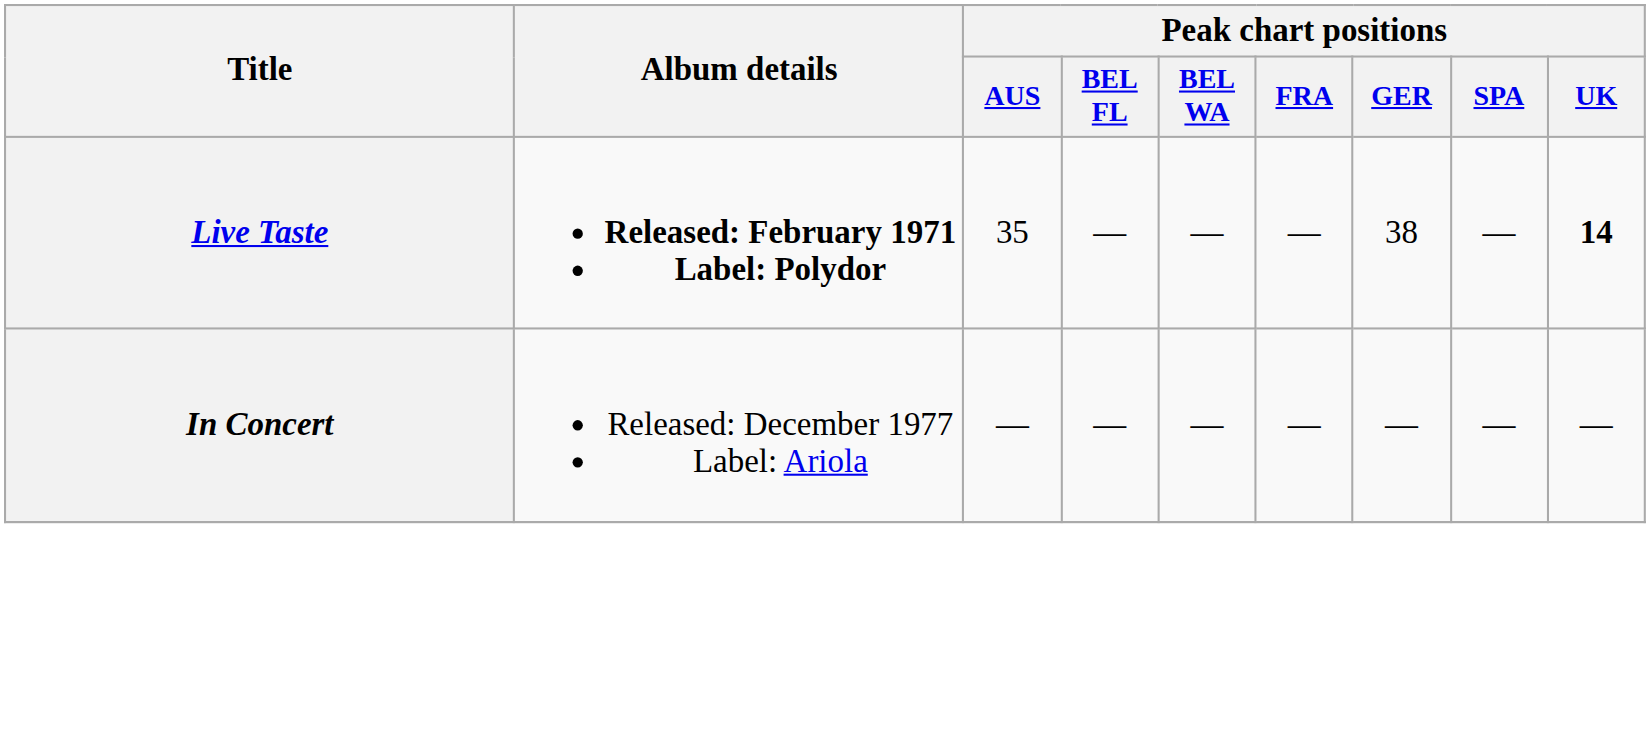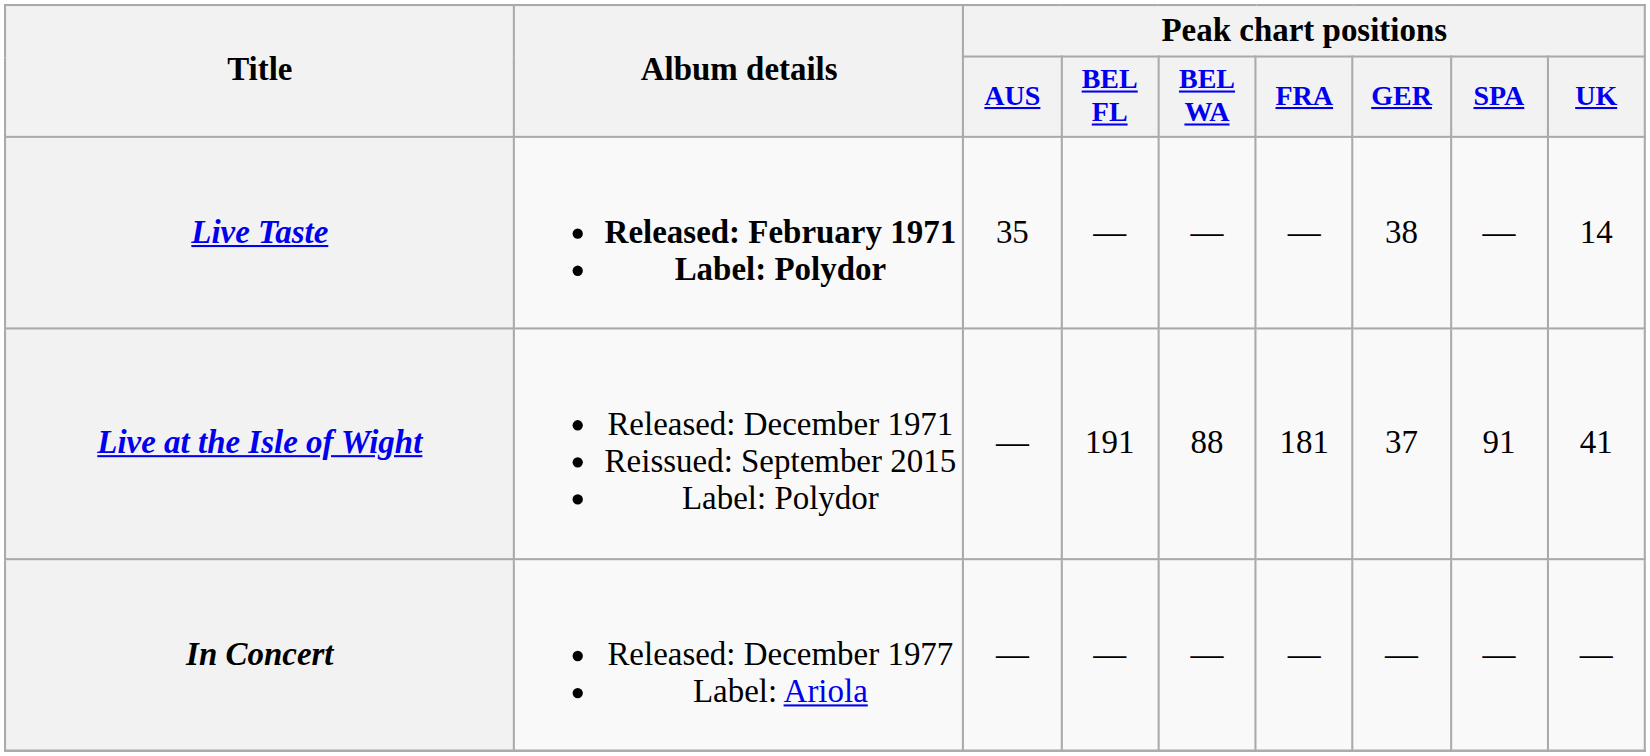(1596, 232) bold -> (1596, 232) normal
+ row: (260, 443)
